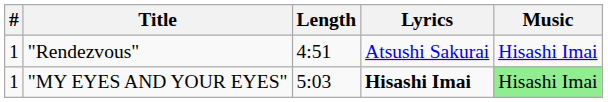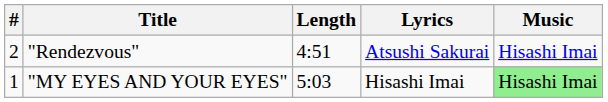(14, 50) 1 -> (14, 50) 2
(418, 81) bold -> (415, 81) normal
